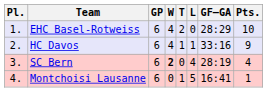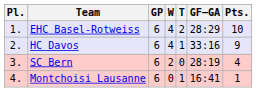- column: (193, 13)
(171, 62) bold -> (171, 62) normal
